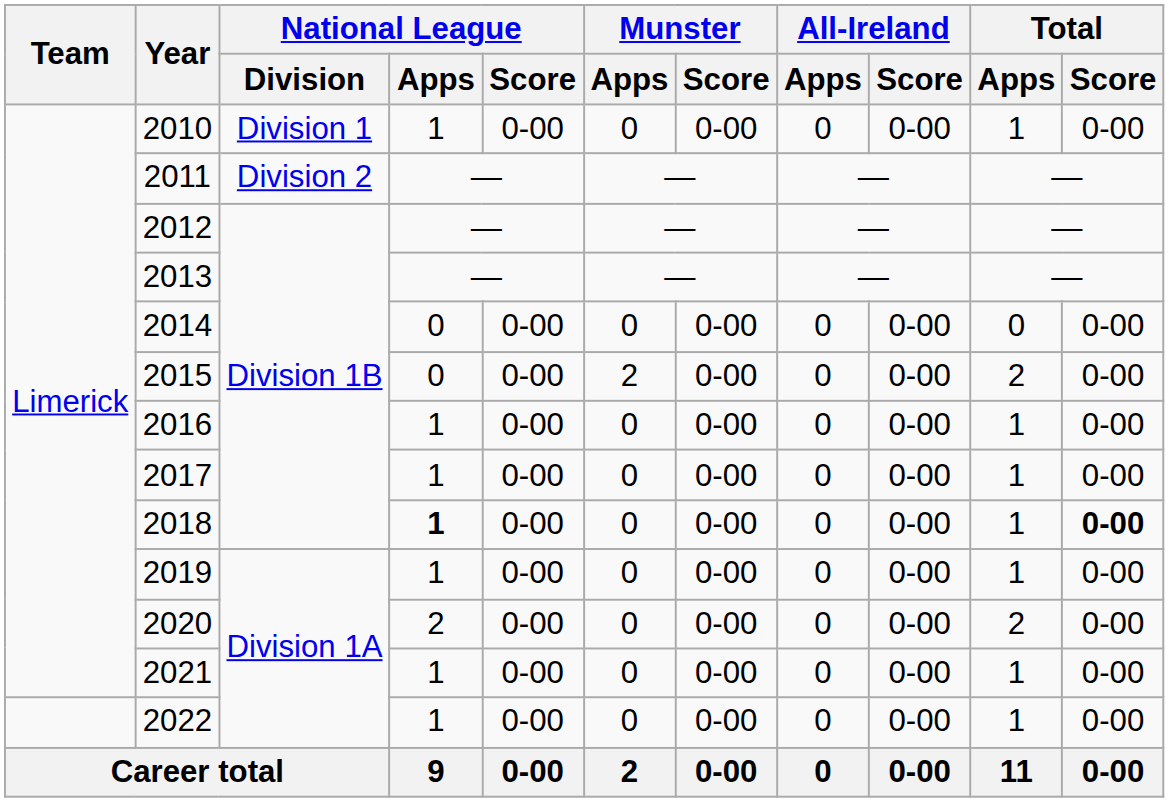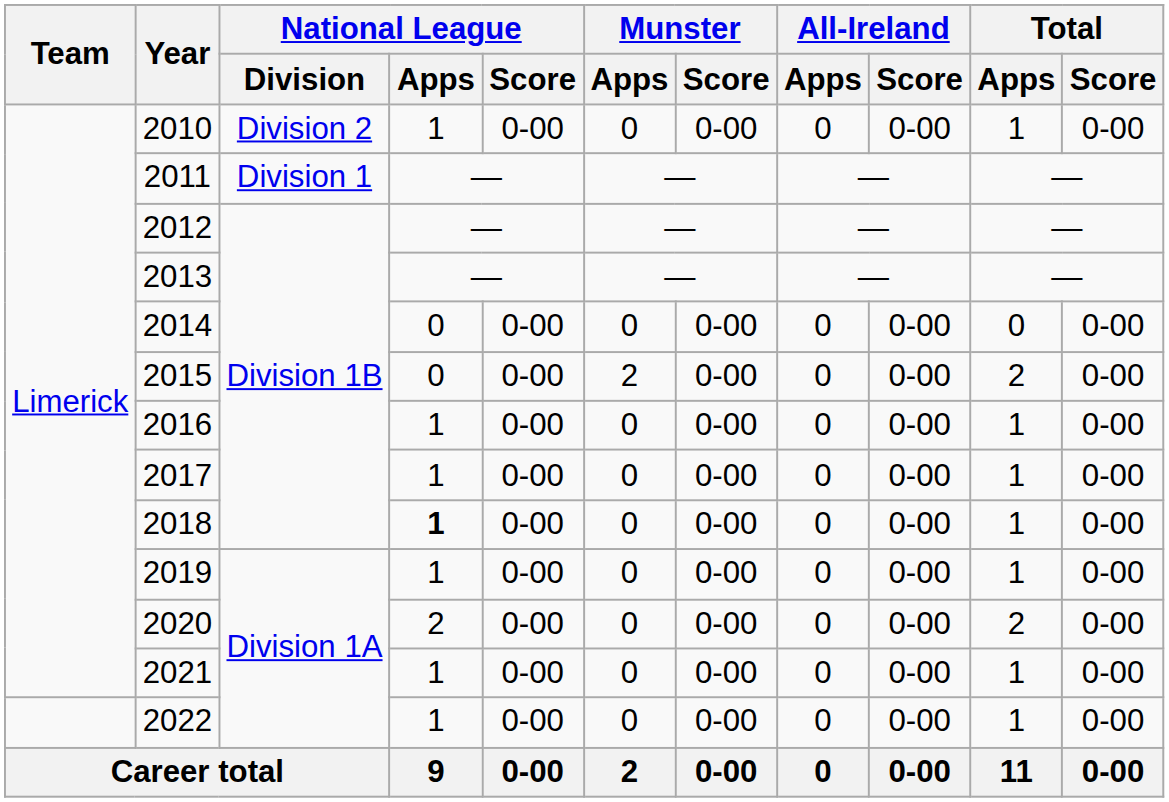(304, 128) Division 1 -> (304, 128) Division 2
(304, 177) Division 2 -> (304, 177) Division 1
(1113, 524) bold -> (1113, 524) normal
